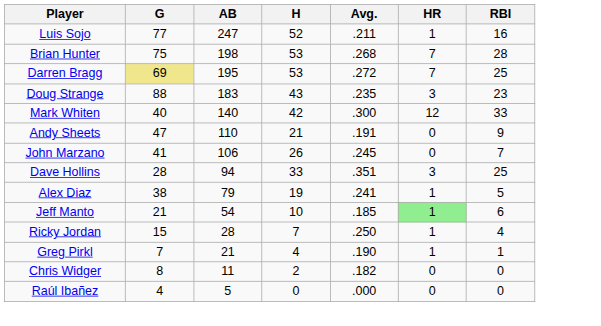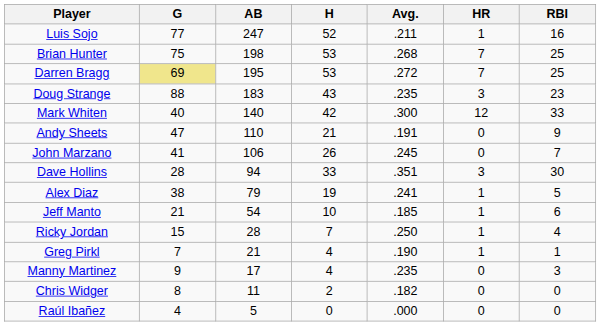(501, 53) 28 -> (557, 53) 25
(501, 172) 25 -> (557, 172) 30
(432, 212) lightgreen background -> (481, 212) no background
+ row: (72, 271)
